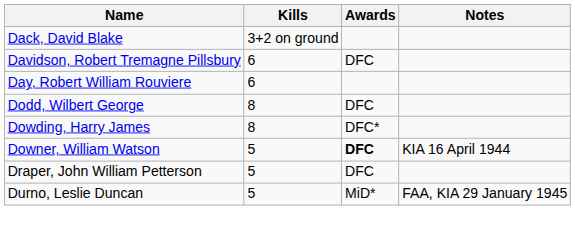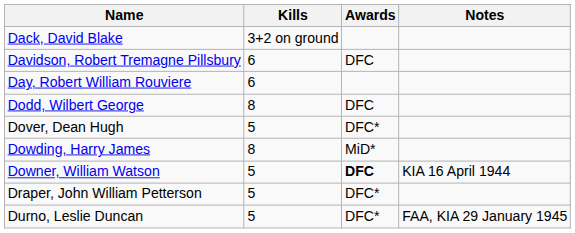+ row: (66, 127)
(362, 127) DFC* -> (360, 149) MiD*
(360, 171) DFC -> (362, 194) DFC*
(360, 194) MiD* -> (362, 216) DFC*
